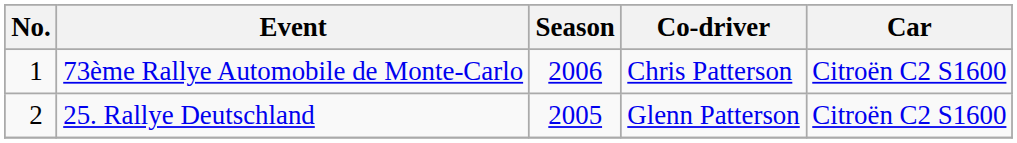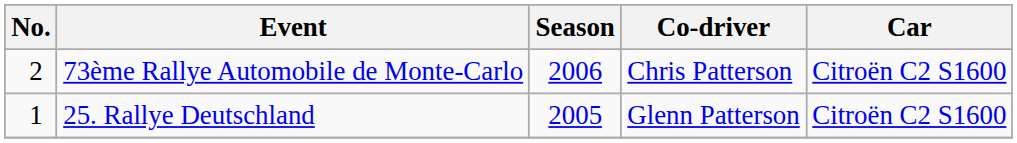(36, 71) 1 -> (36, 71) 2
(36, 115) 2 -> (36, 115) 1
